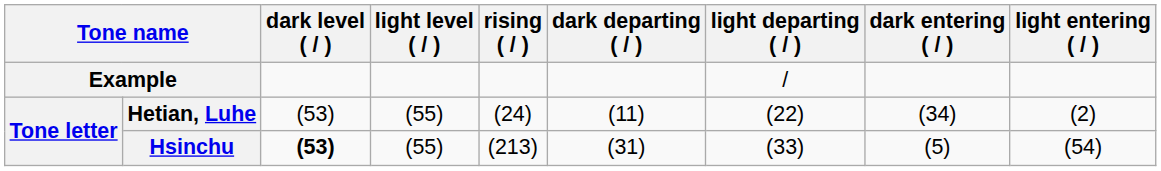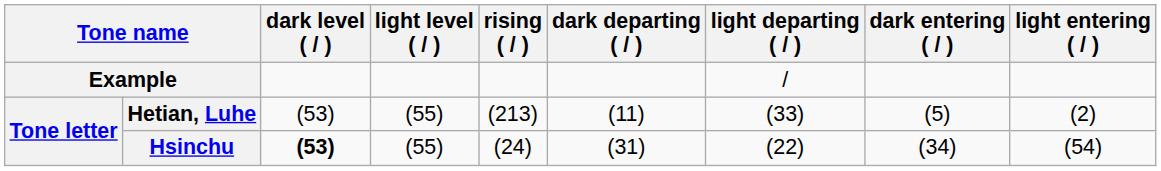(513, 113) (24) -> (513, 113) (213)
(785, 113) (22) -> (785, 113) (33)
(937, 113) (34) -> (937, 113) (5)
(513, 147) (213) -> (513, 147) (24)
(785, 147) (33) -> (785, 147) (22)
(937, 147) (5) -> (937, 147) (34)
